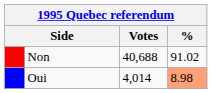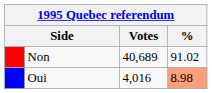(140, 57) 40,688 -> (140, 57) 40,689
(137, 78) 4,014 -> (137, 78) 4,016
